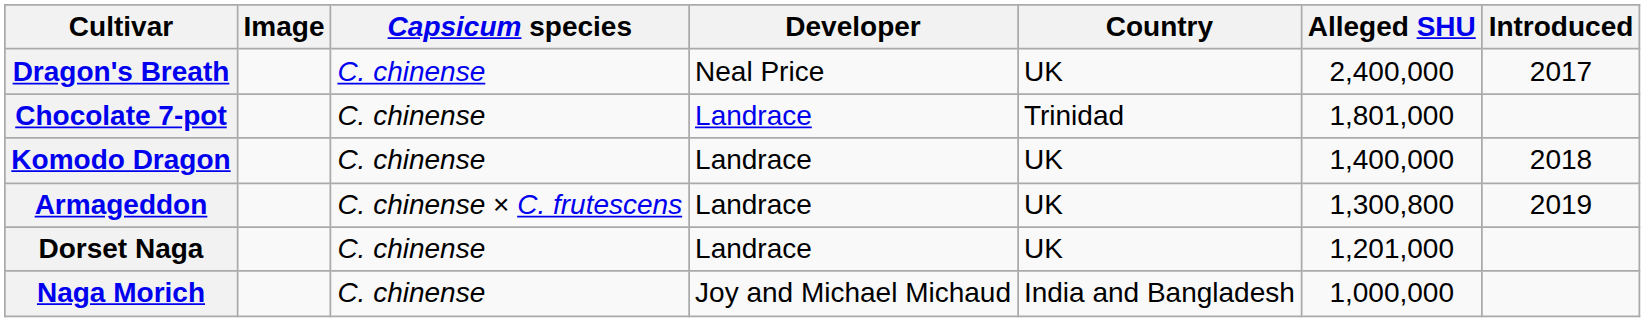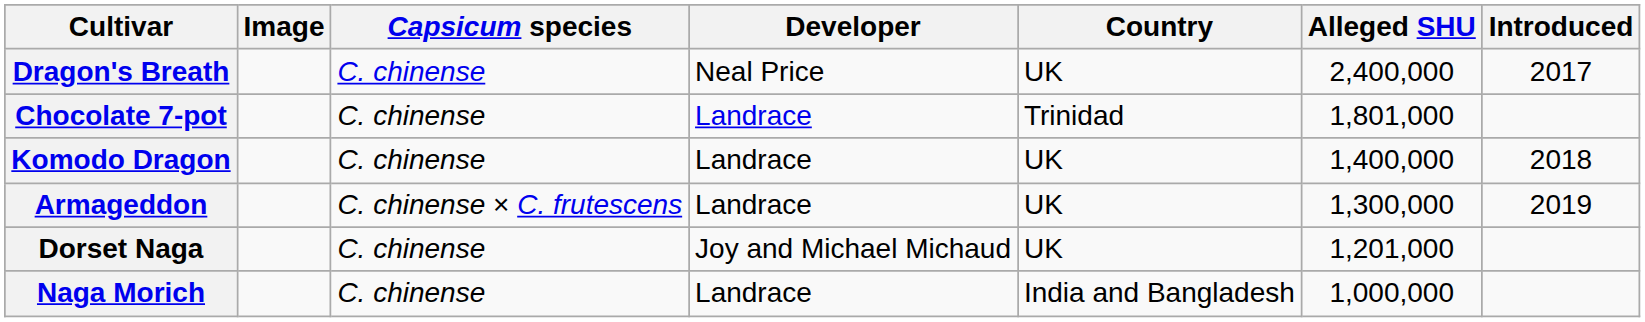(1392, 204) 1,300,800 -> (1392, 204) 1,300,000
(753, 248) Landrace -> (853, 248) Joy and Michael Michaud
(853, 293) Joy and Michael Michaud -> (753, 293) Landrace
